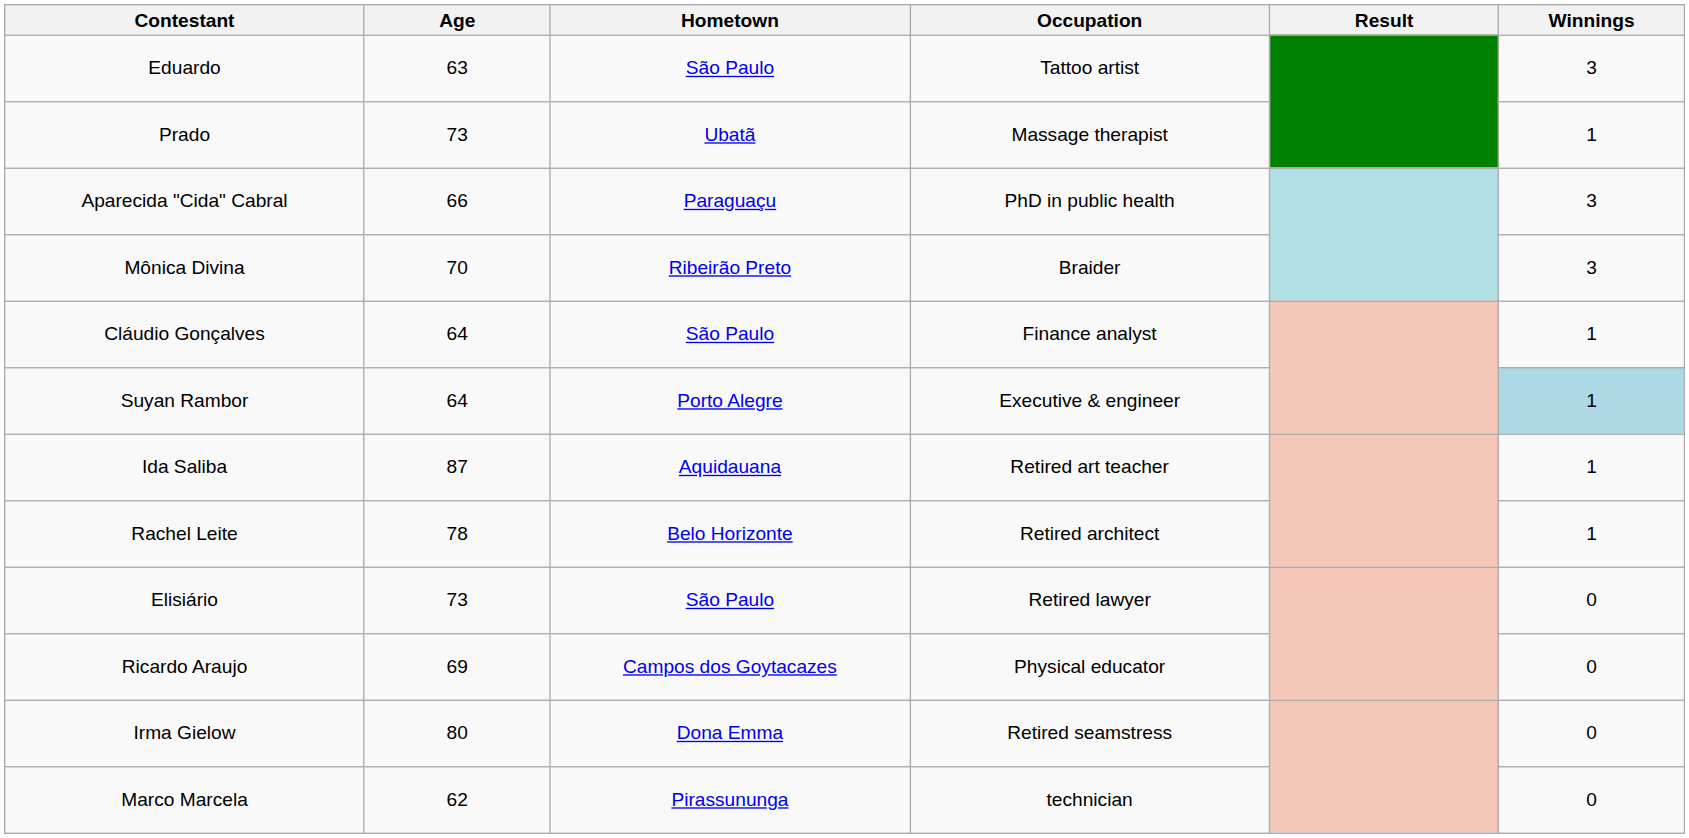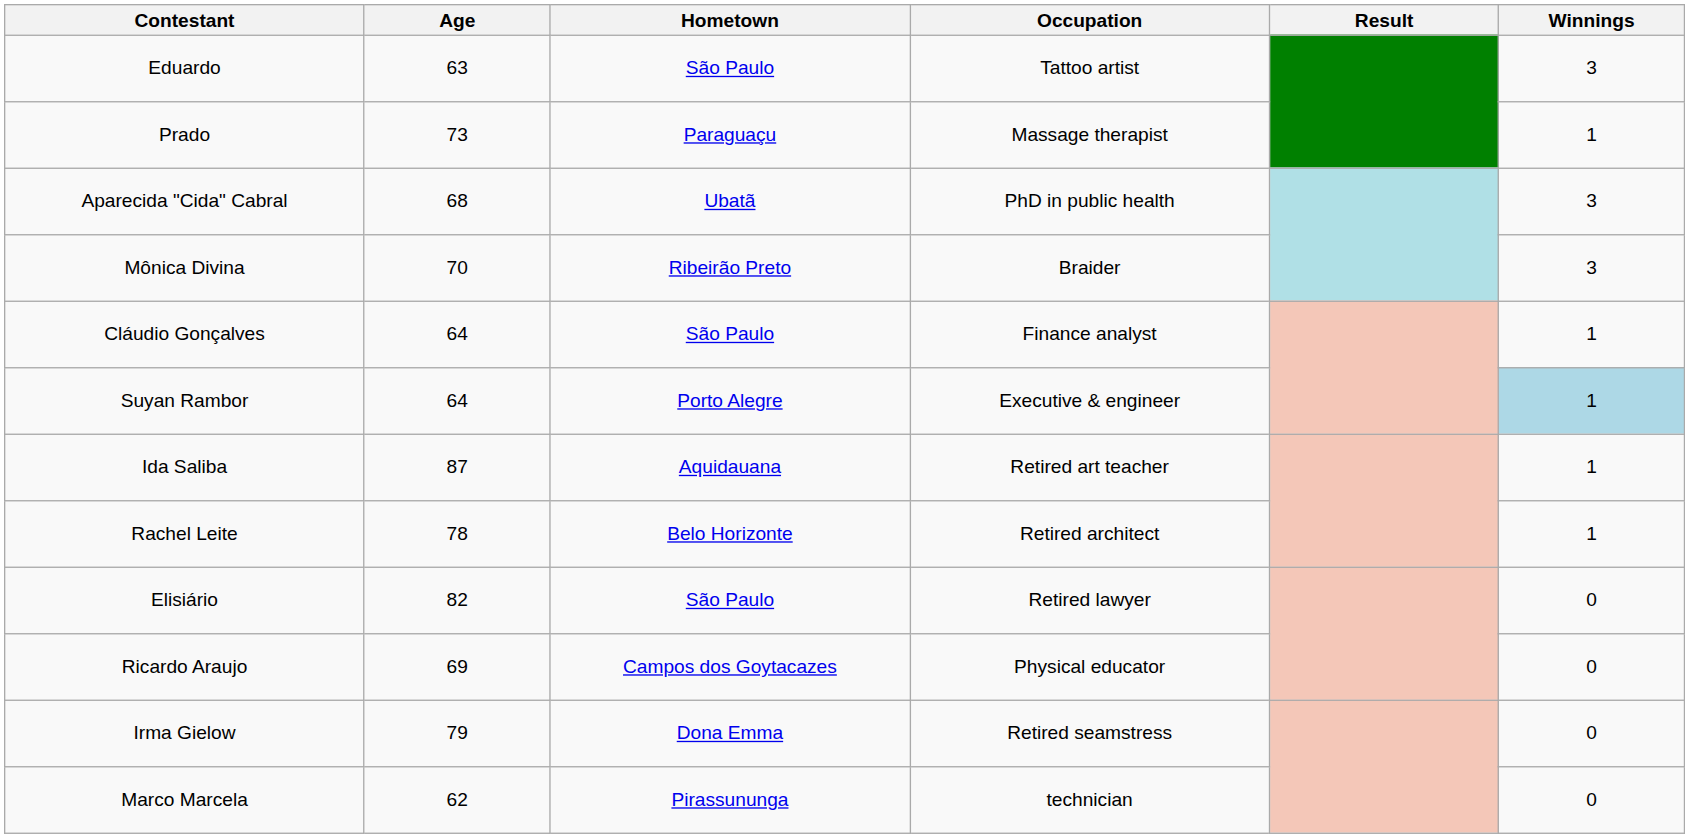(730, 135) Ubatã -> (730, 135) Paraguaçu
(457, 202) 66 -> (457, 202) 68
(730, 202) Paraguaçu -> (730, 202) Ubatã
(457, 601) 73 -> (457, 601) 82
(457, 734) 80 -> (457, 734) 79
